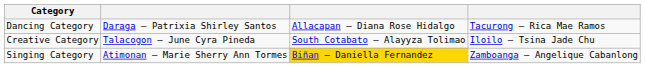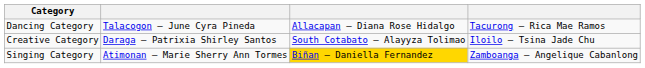(190, 27) Daraga – Patrixia Shirley Santos -> (179, 27) Talacogon – June Cyra Pineda
(179, 41) Talacogon – June Cyra Pineda -> (190, 41) Daraga – Patrixia Shirley Santos
